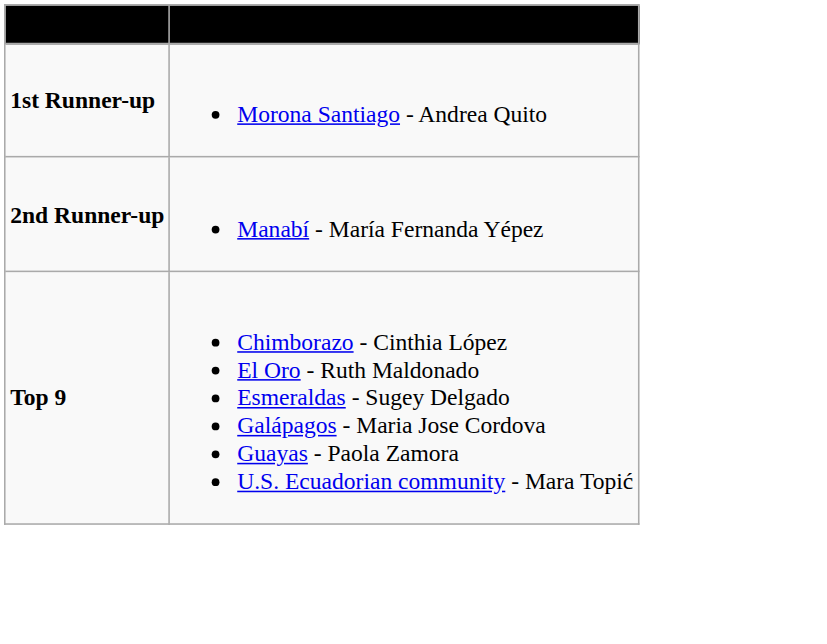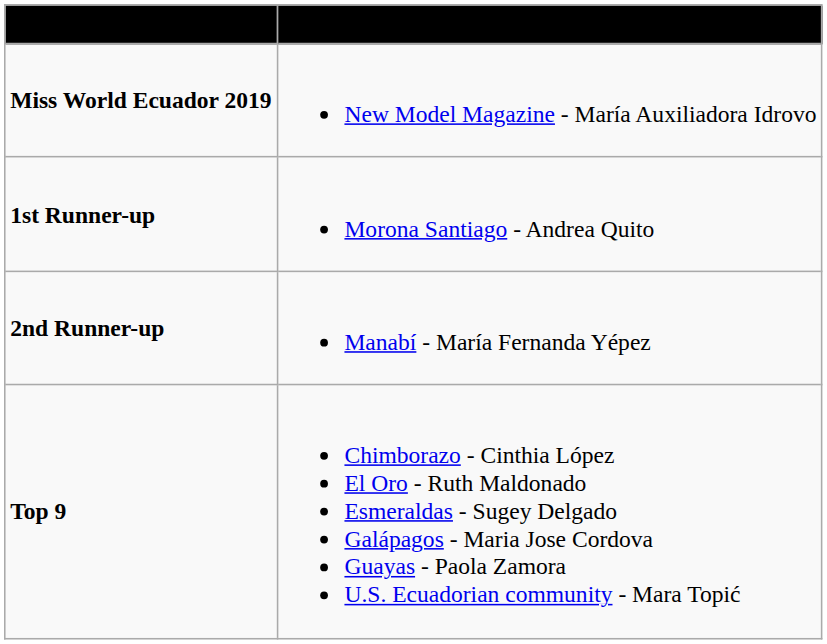+ row: (141, 100)
